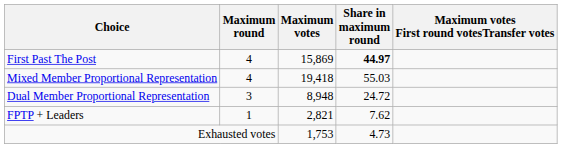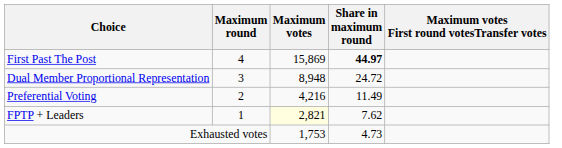- row: (112, 78)
+ row: (52, 96)
(320, 115) no background -> (312, 115) lightyellow background
